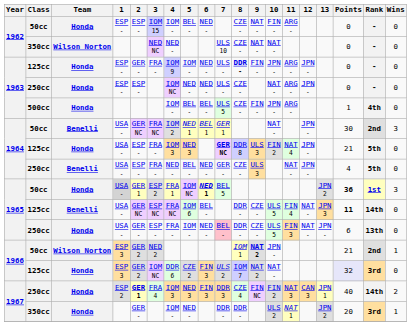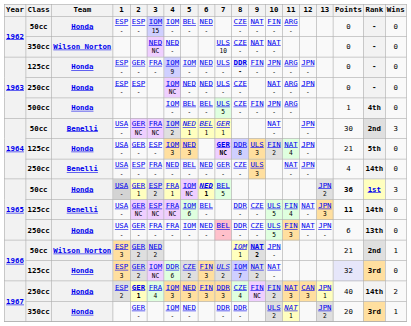(139, 149) ESP - -> (139, 149) GER -
(155, 149) FRA - -> (155, 149) ESP -
(374, 169) 5th -> (374, 169) 14th
(155, 230) ESP - -> (155, 230) FRA -
